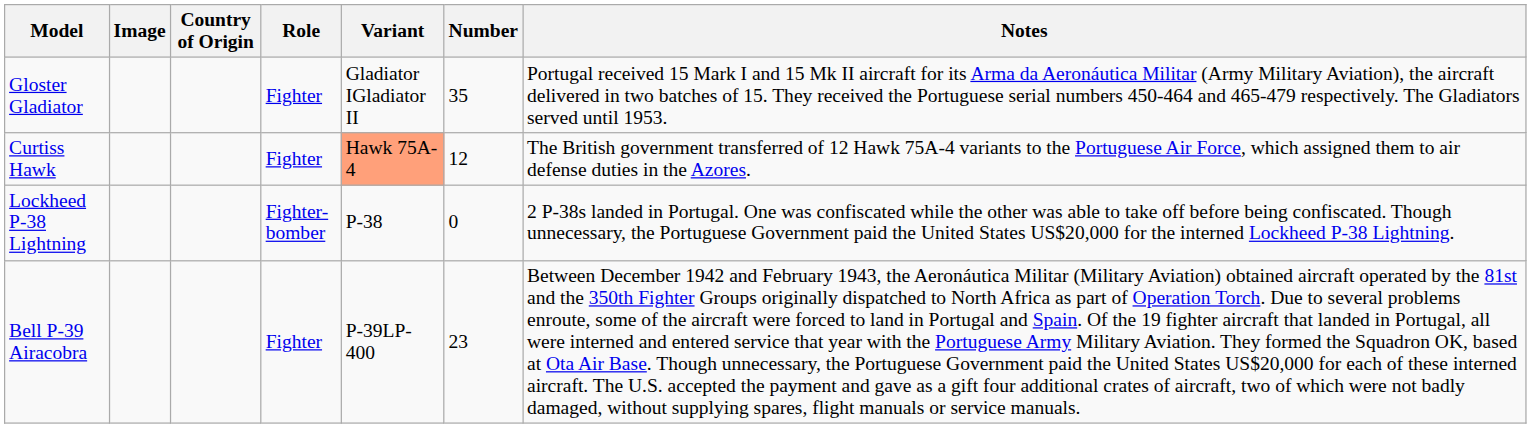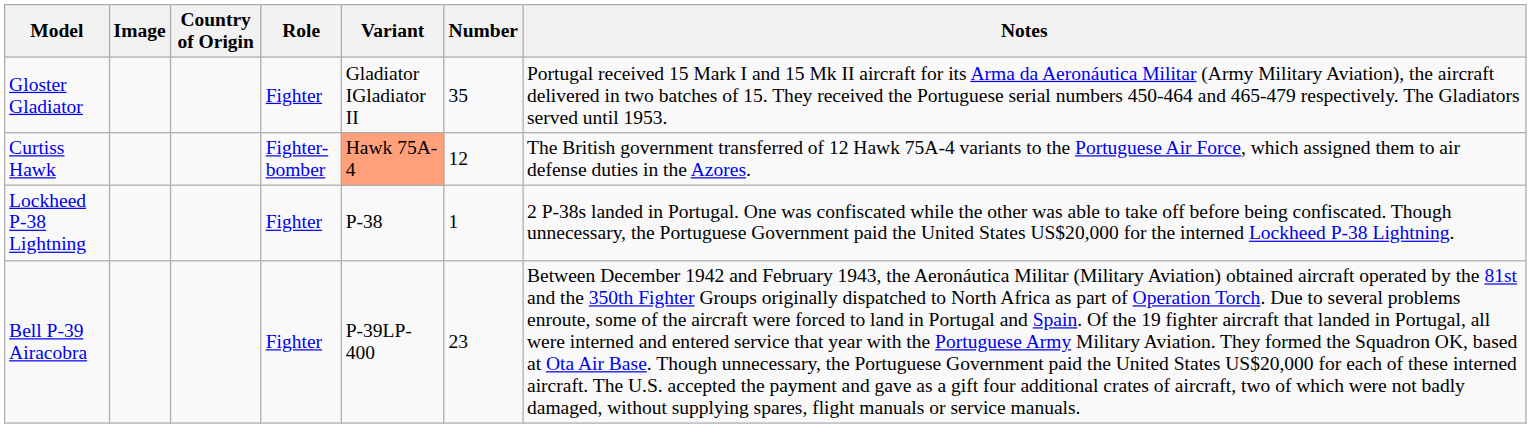(294, 158) Fighter -> (297, 158) Fighter-bomber
(297, 222) Fighter-bomber -> (294, 222) Fighter
(453, 222) 0 -> (453, 222) 1
